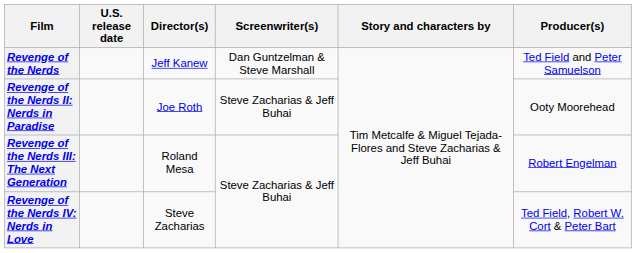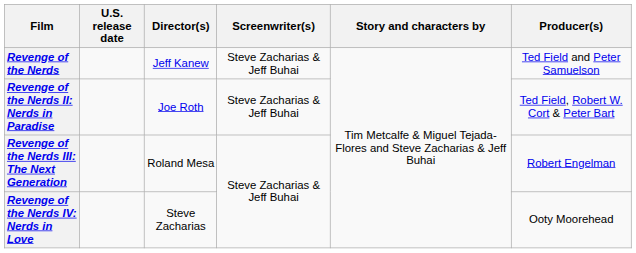(277, 63) Dan Guntzelman & Steve Marshall -> (274, 63) Steve Zacharias & Jeff Buhai
(572, 107) Ooty Moorehead -> (571, 107) Ted Field, Robert W. Cort & Peter Bart
(572, 219) Ted Field, Robert W. Cort & Peter Bart -> (571, 219) Ooty Moorehead
